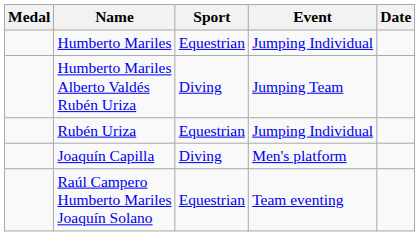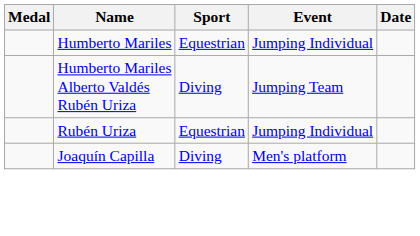- row: (114, 200)
